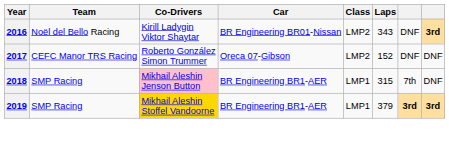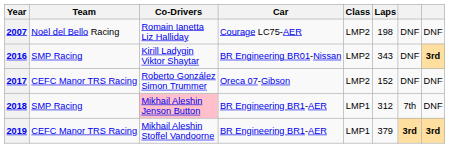+ row: (17, 32)
(75, 32) Noël del Bello Racing -> (57, 56) SMP Racing
(385, 81) 315 -> (385, 106) 312
(57, 106) SMP Racing -> (84, 131) CEFC Manor TRS Racing
(178, 106) gold background -> (178, 131) no background
